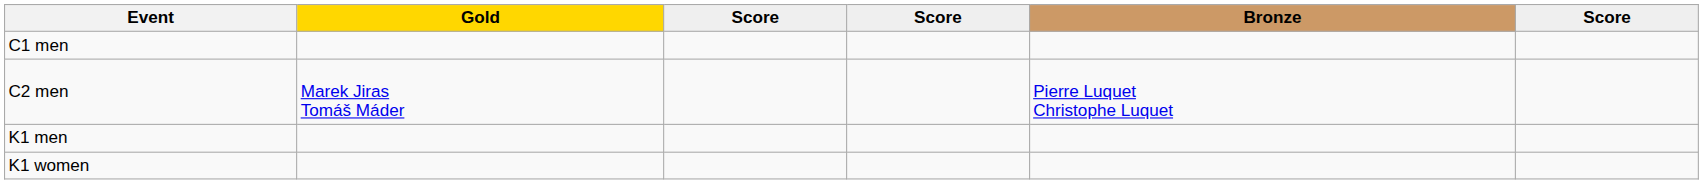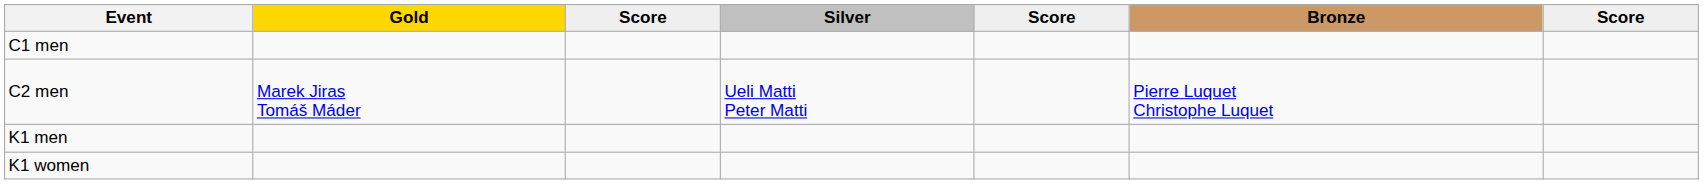+ column: (847, 18)
